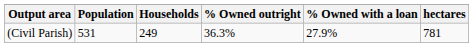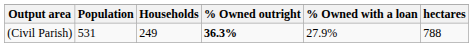(220, 33) normal -> (221, 33) bold
(432, 33) 781 -> (432, 33) 788
